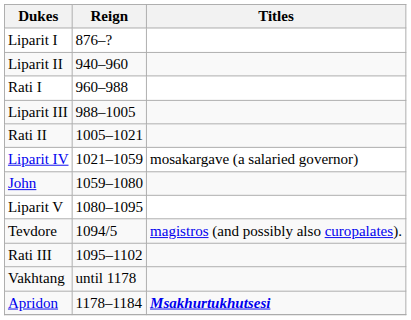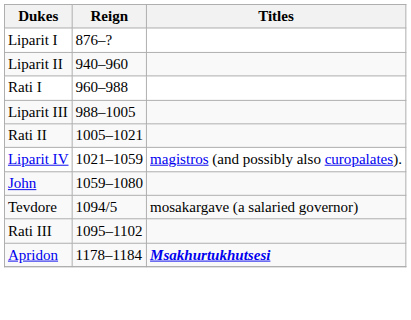(254, 159) mosakargave (a salaried governor) -> (276, 159) magistros (and possibly also curopalates).
- row: (36, 207)
(276, 231) magistros (and possibly also curopalates). -> (254, 207) mosakargave (a salaried governor)
- row: (36, 278)
